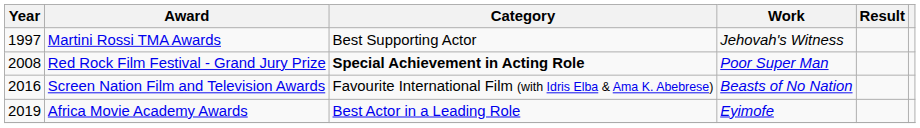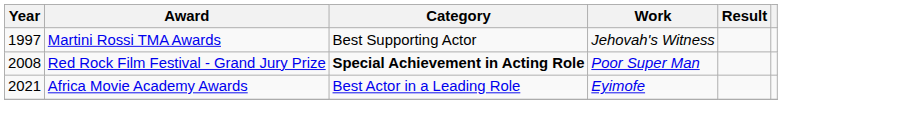- row: (187, 87)
(24, 110) 2019 -> (24, 87) 2021
